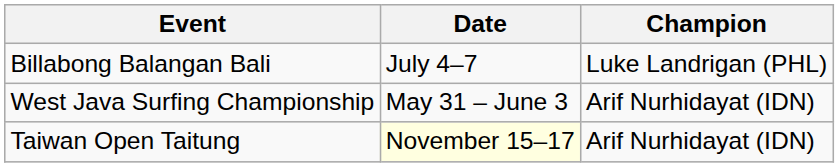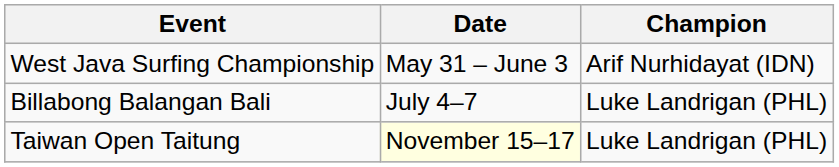rows swapped: (192, 102) <-> (141, 63)
(700, 141) Arif Nurhidayat (IDN) -> (707, 141) Luke Landrigan (PHL)
